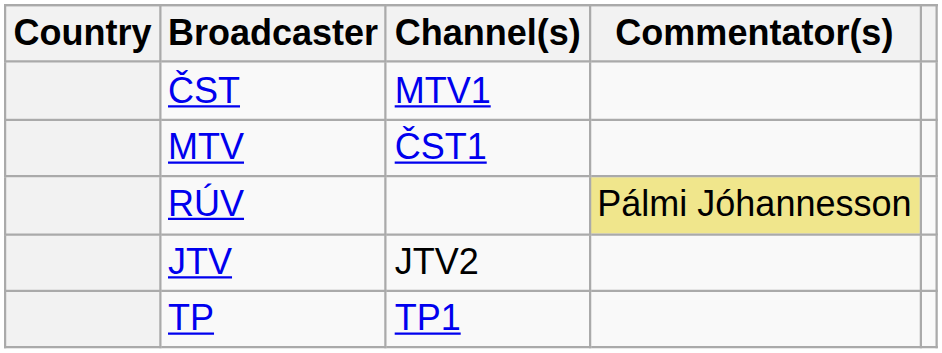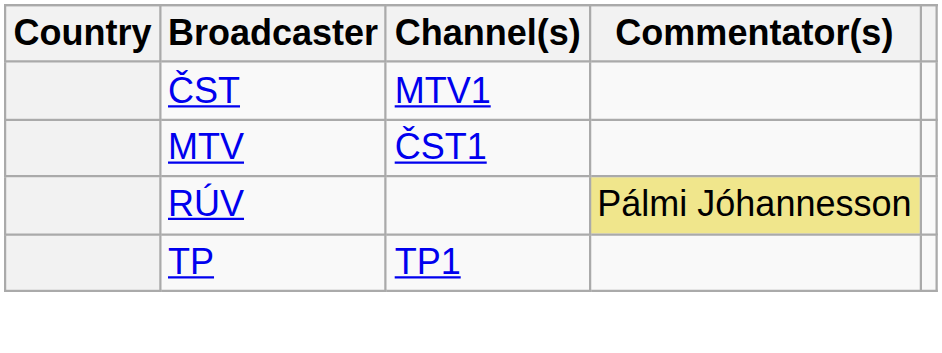- row: (200, 261)
